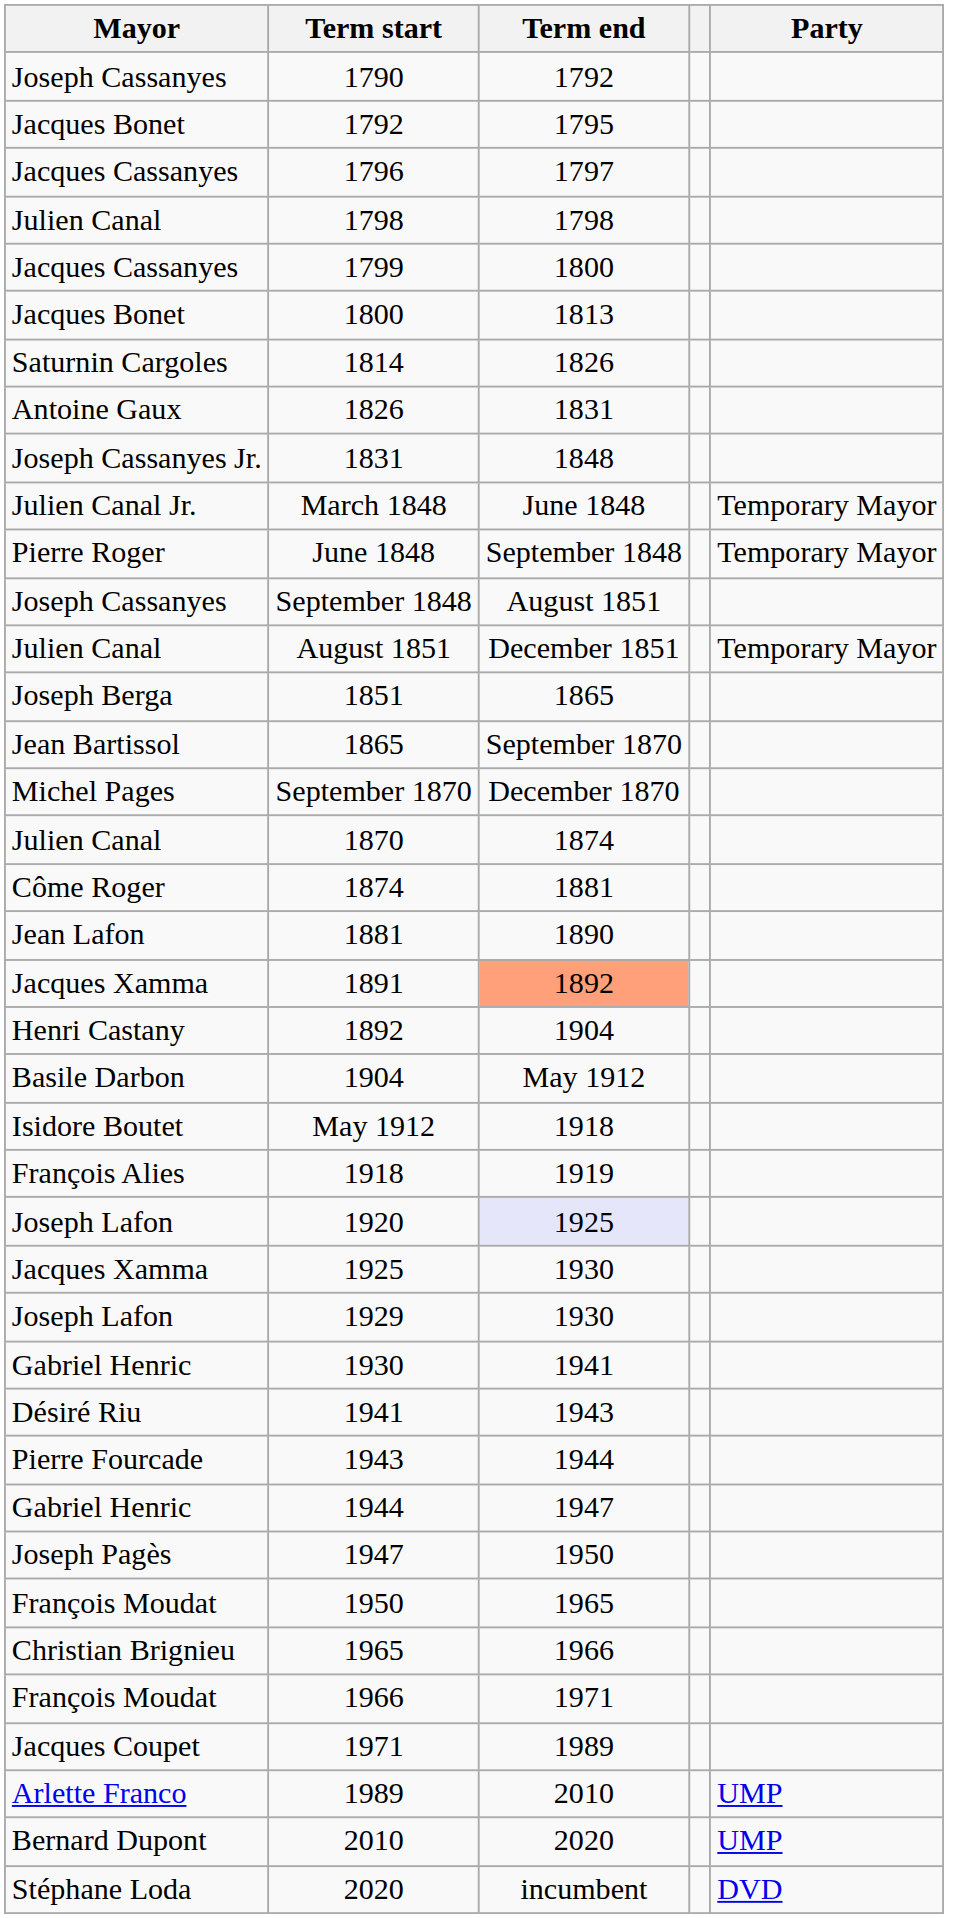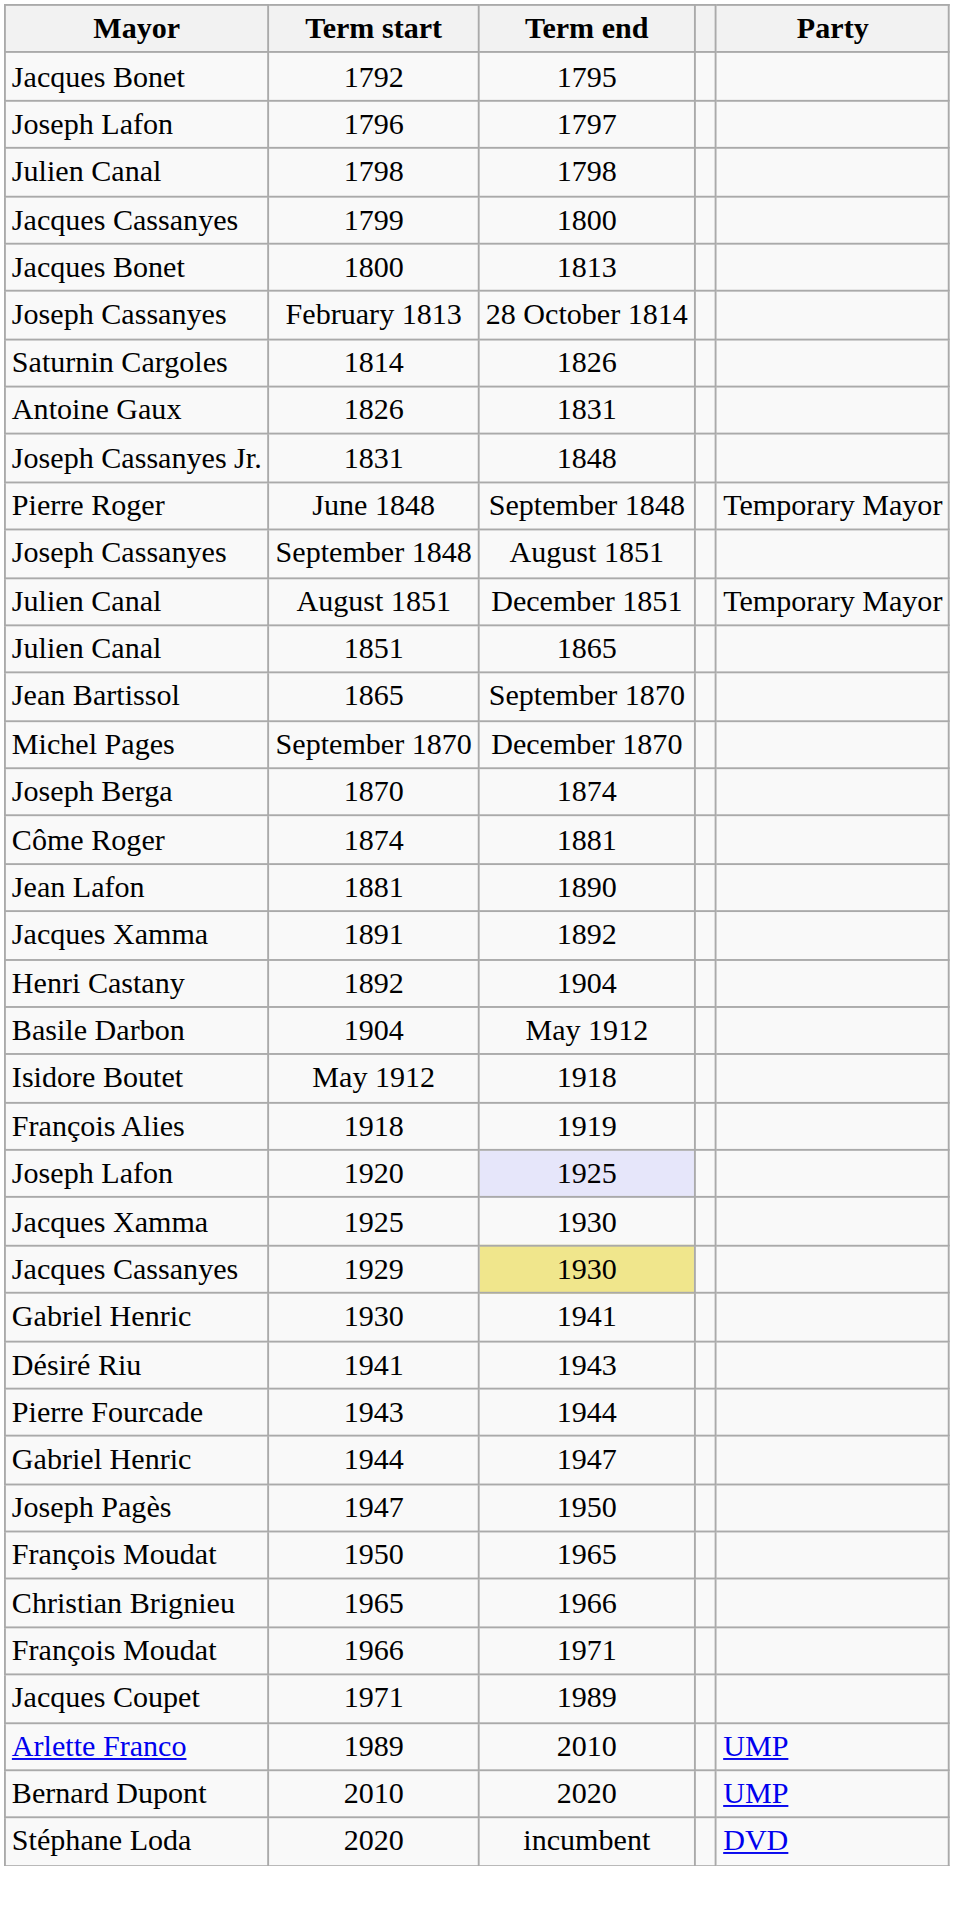- row: (374, 76)
(125, 171) Jacques Cassanyes -> (92, 123) Joseph Lafon
+ row: (374, 314)
- row: (374, 505)
(92, 696) Joseph Berga -> (87, 648) Julien Canal
(87, 839) Julien Canal -> (92, 791) Joseph Berga
(584, 982) lightsalmon background -> (587, 934) no background
(92, 1316) Joseph Lafon -> (125, 1268) Jacques Cassanyes
(584, 1316) no background -> (587, 1268) khaki background
